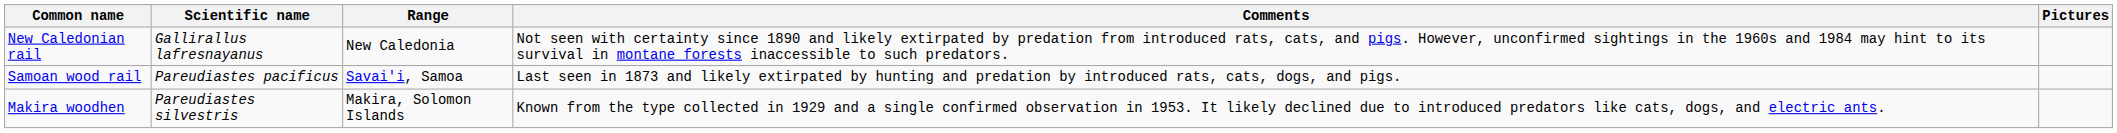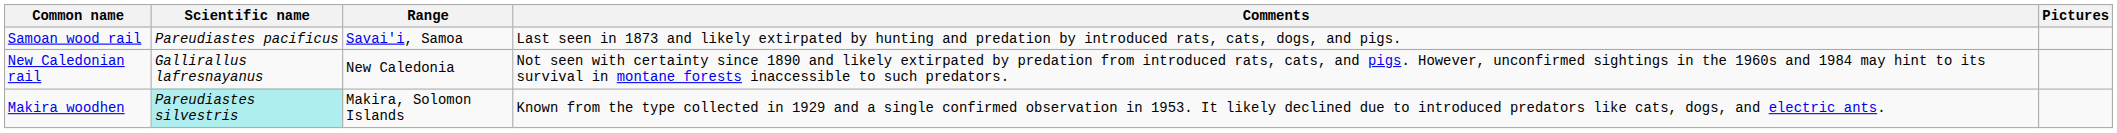rows swapped: (66, 47) <-> (75, 77)
(205, 108) no background -> (205, 108) paleturquoise background
